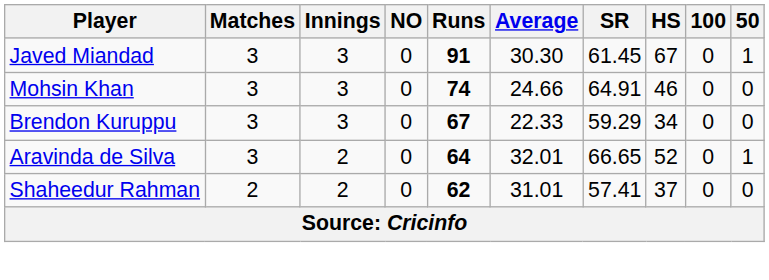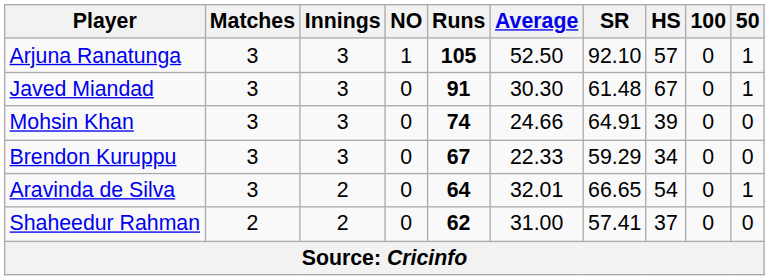+ row: (95, 55)
(615, 55) 61.45 -> (615, 88) 61.48
(666, 88) 46 -> (666, 122) 39
(666, 156) 52 -> (666, 190) 54
(537, 190) 31.01 -> (537, 223) 31.00
